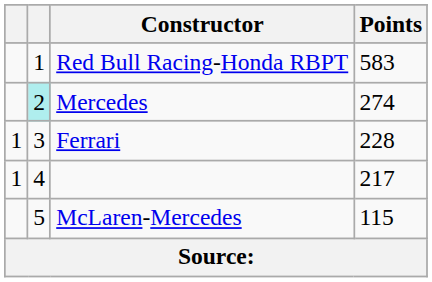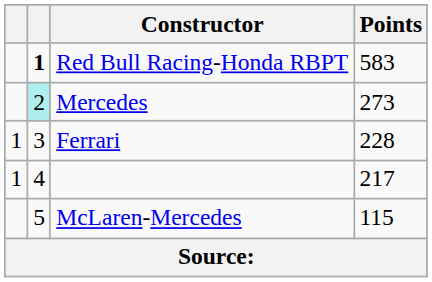(39, 62) normal -> (39, 62) bold
(377, 101) 274 -> (377, 101) 273
